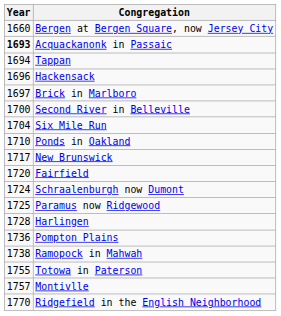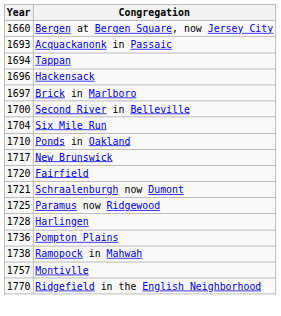(19, 45) bold -> (19, 45) normal
(19, 190) 1724 -> (19, 190) 1721
- row: (89, 270)
